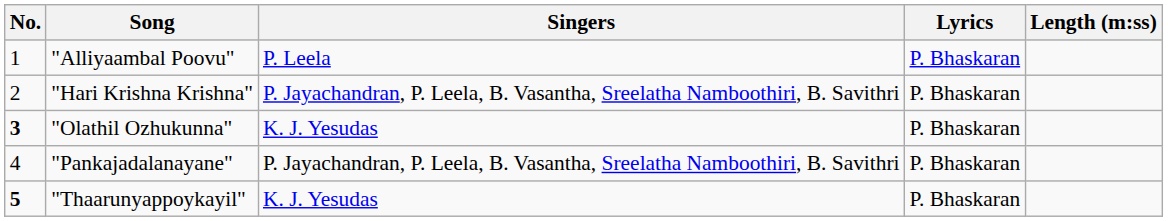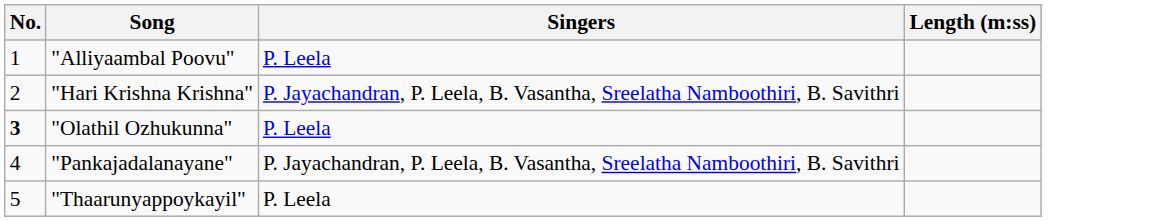- column: (965, 22)
(320, 128) K. J. Yesudas -> (297, 128) P. Leela
(15, 199) bold -> (15, 199) normal
(320, 199) K. J. Yesudas -> (297, 199) P. Leela
